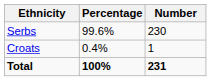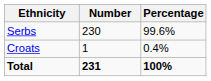columns swapped: (176, 13) <-> (112, 13)
